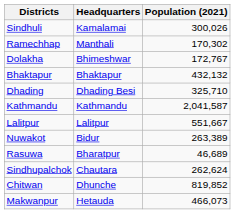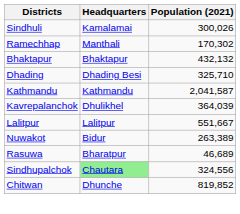- row: (25, 59)
+ row: (42, 106)
(97, 169) no background -> (103, 169) lightgreen background
(210, 169) 262,624 -> (216, 169) 324,556
- row: (32, 201)
